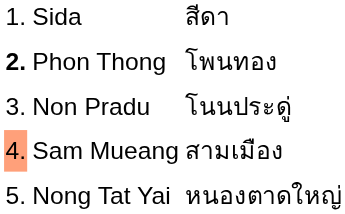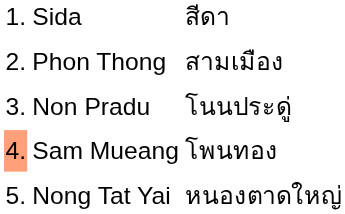(16, 61) bold -> (16, 61) normal
(231, 62) โพนทอง -> (234, 62) สามเมือง
(234, 151) สามเมือง -> (231, 151) โพนทอง
